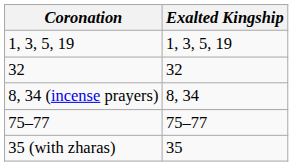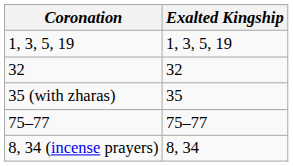rows swapped: (83, 95) <-> (62, 148)
